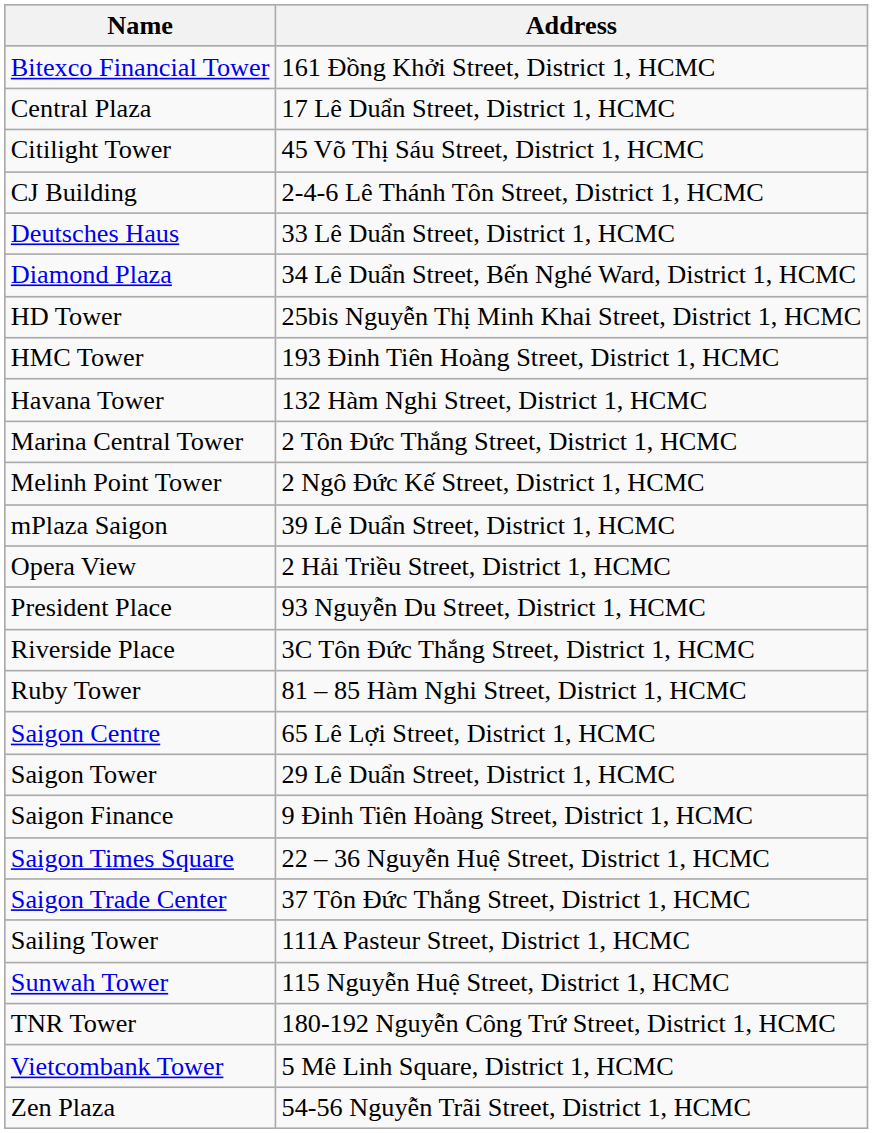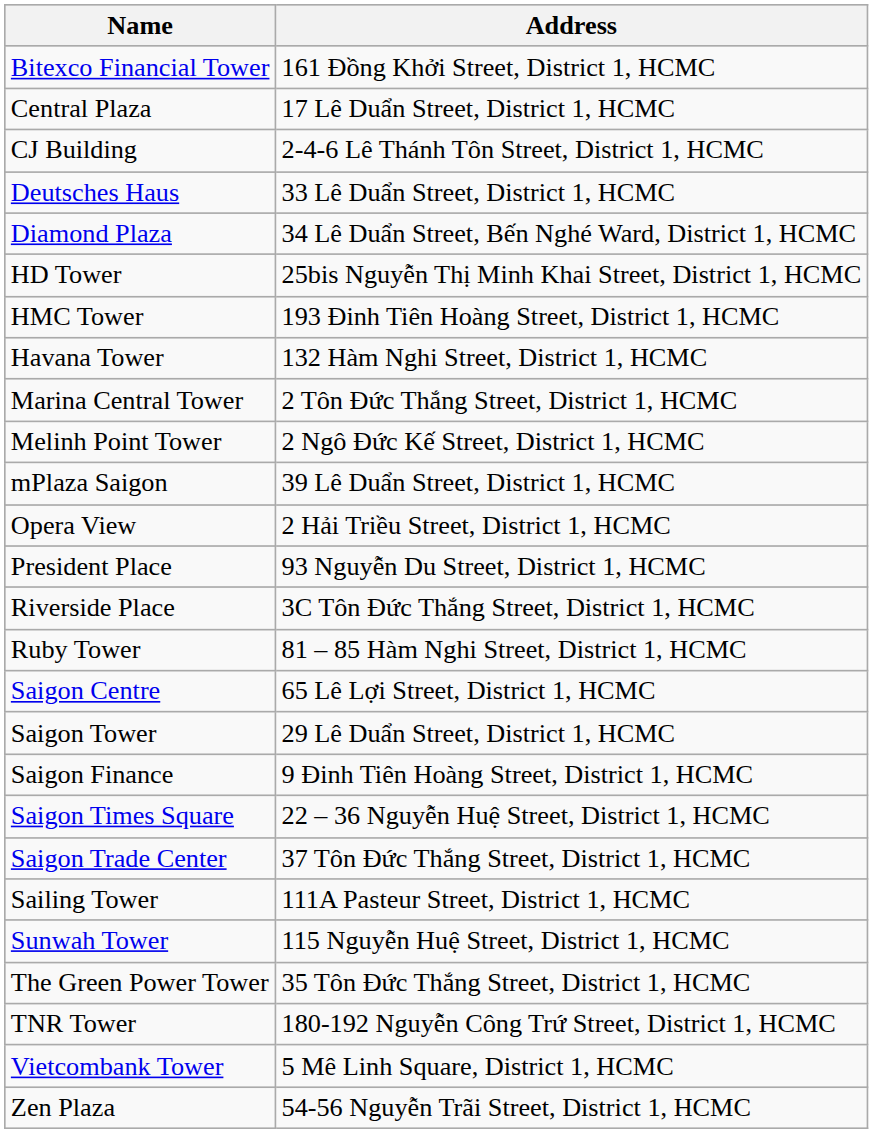- row: (91, 150)
+ row: (140, 982)
